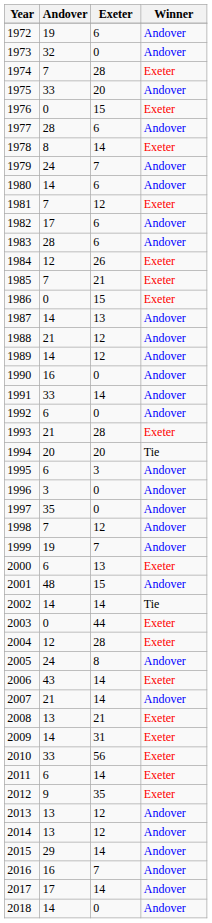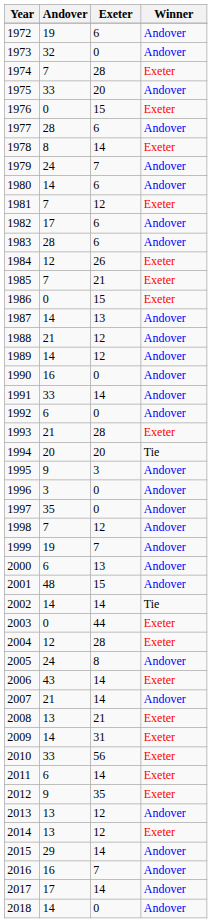(46, 470) 6 -> (46, 470) 9
(159, 565) Exeter -> (165, 565) Andover
(165, 832) Andover -> (159, 832) Exeter
